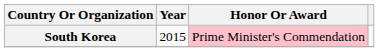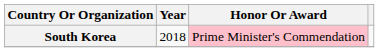(173, 36) 2015 -> (173, 36) 2018
